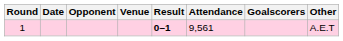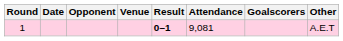(201, 28) 9,561 -> (201, 28) 9,081
